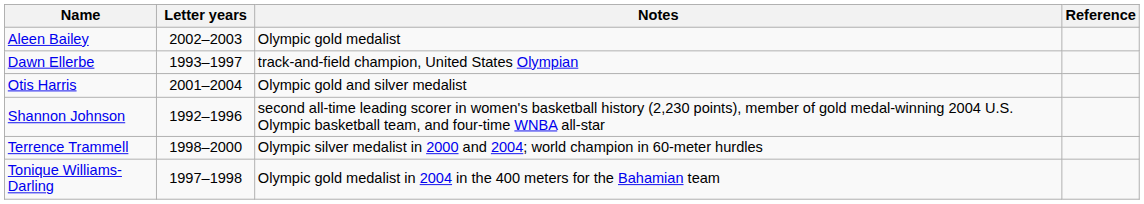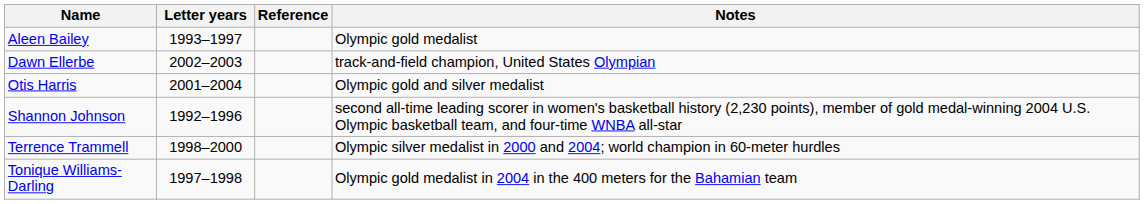columns swapped: (658, 16) <-> (1101, 16)
(206, 39) 2002–2003 -> (206, 39) 1993–1997
(206, 62) 1993–1997 -> (206, 62) 2002–2003
